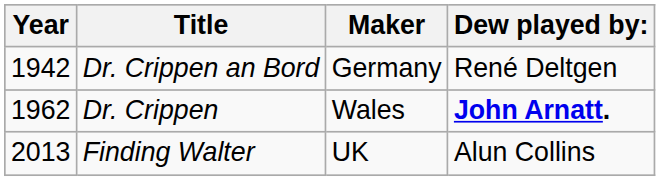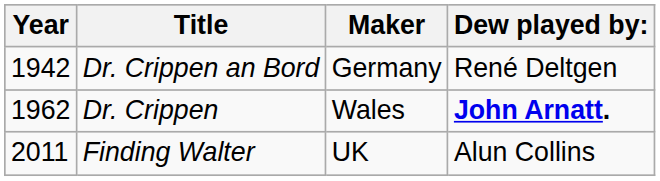(41, 152) 2013 -> (40, 152) 2011
